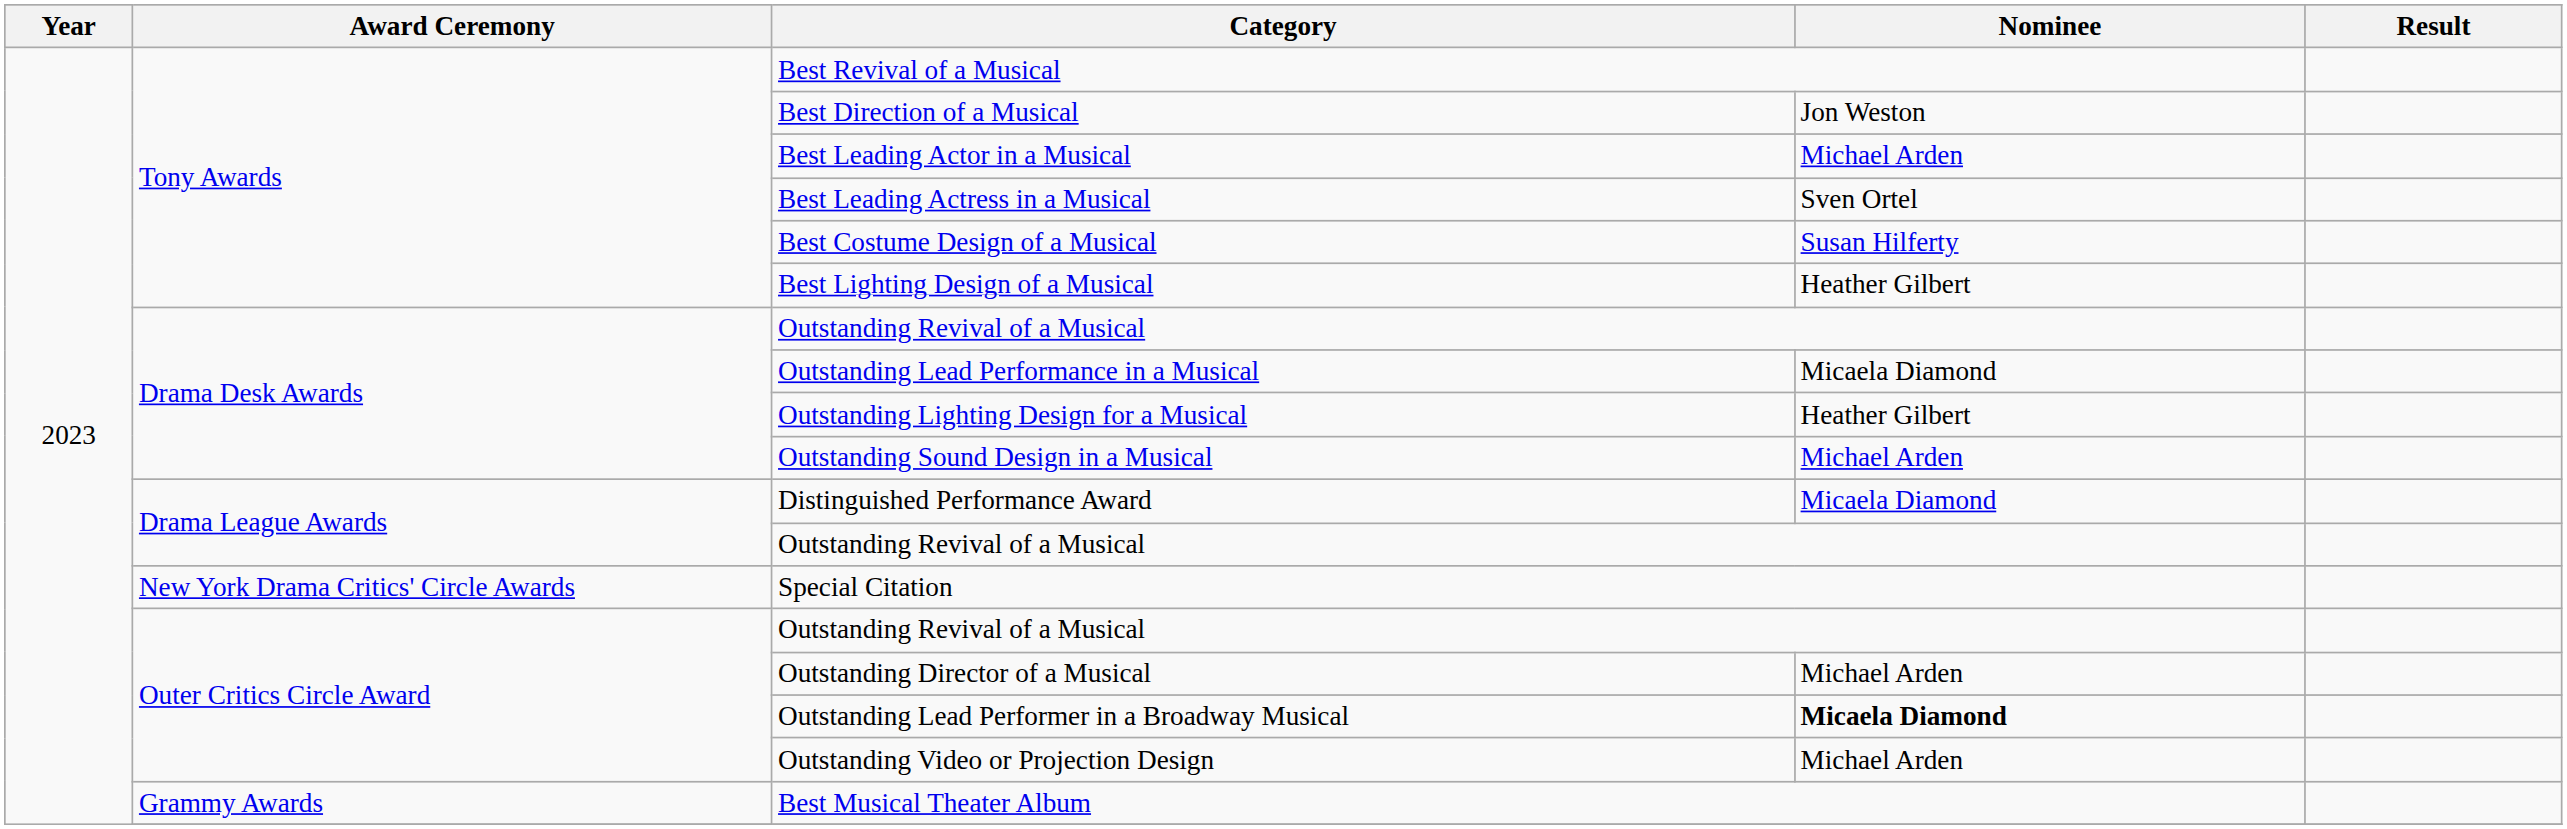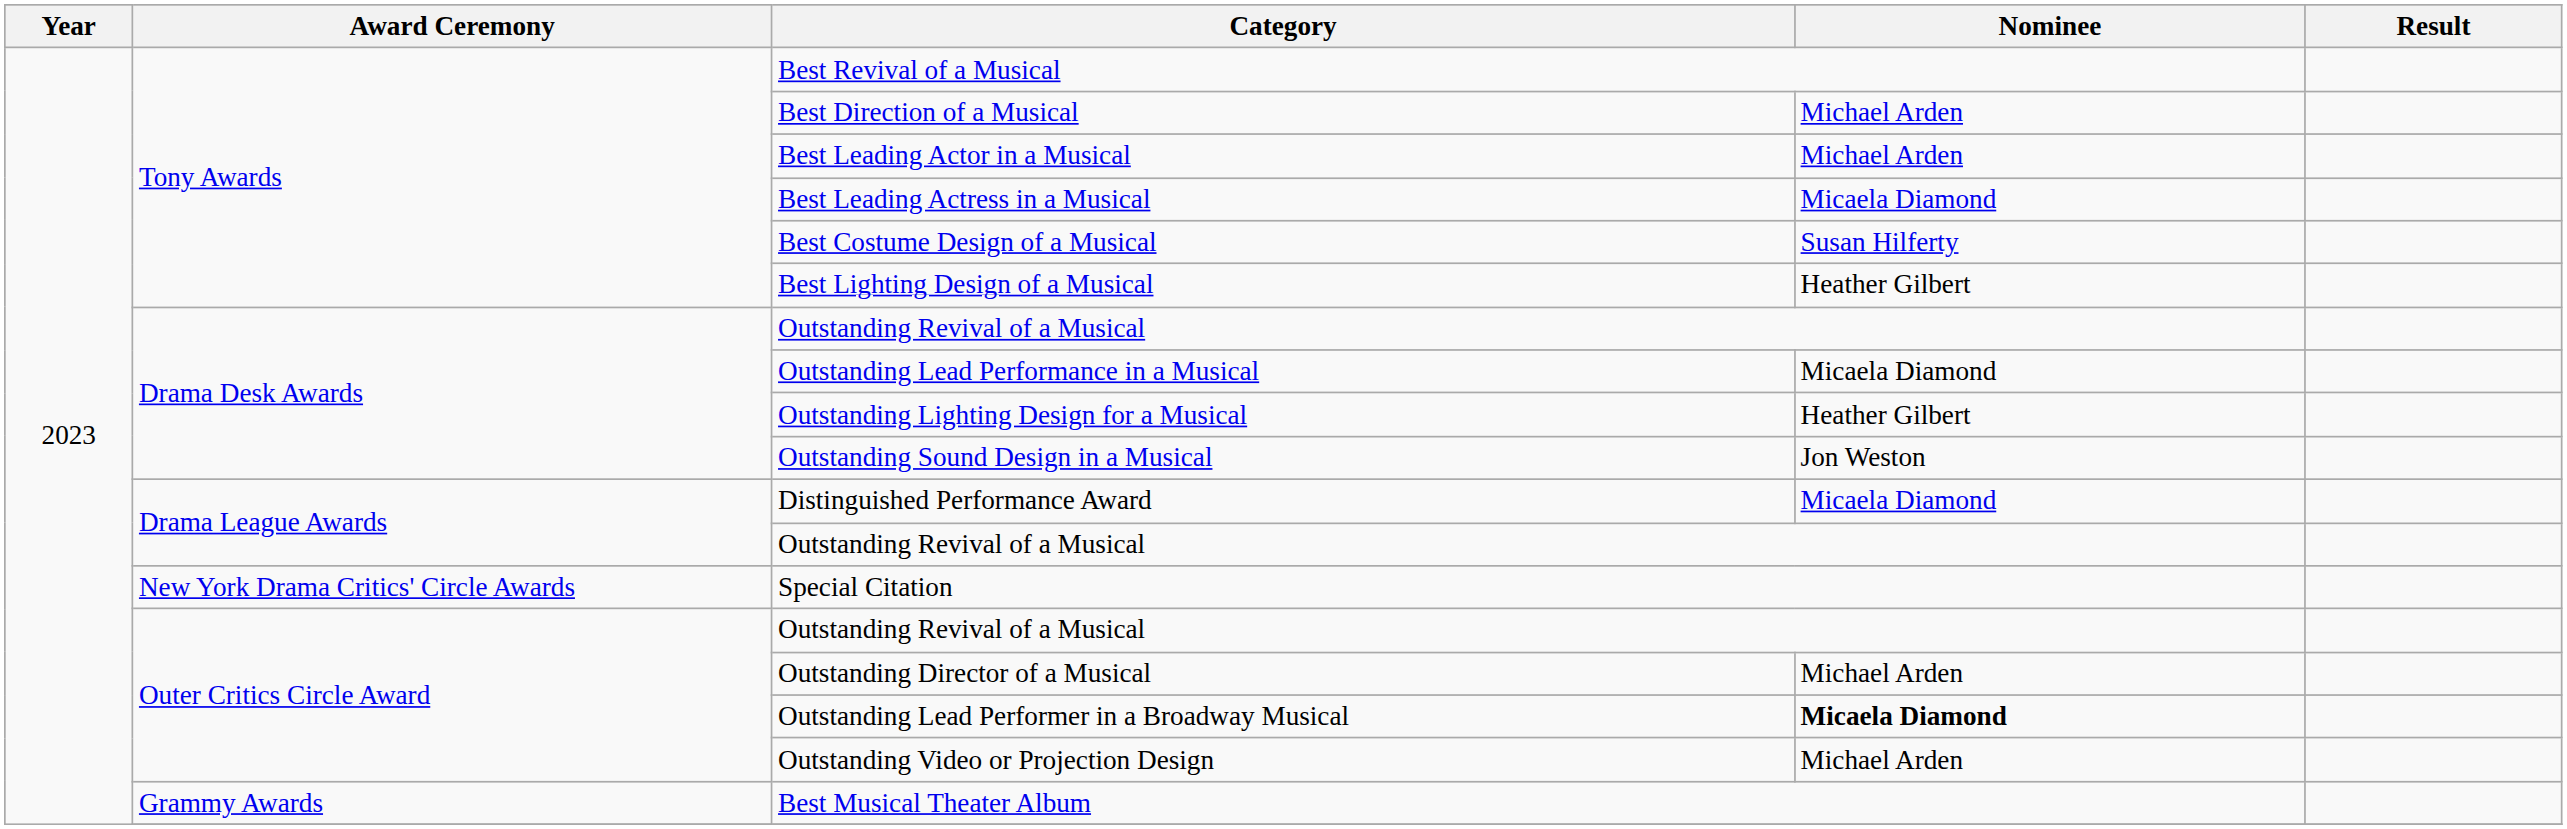(1863, 112) Jon Weston -> (1882, 112) Michael Arden
(1859, 198) Sven Ortel -> (1898, 198) Micaela Diamond
(1882, 457) Michael Arden -> (1863, 457) Jon Weston
